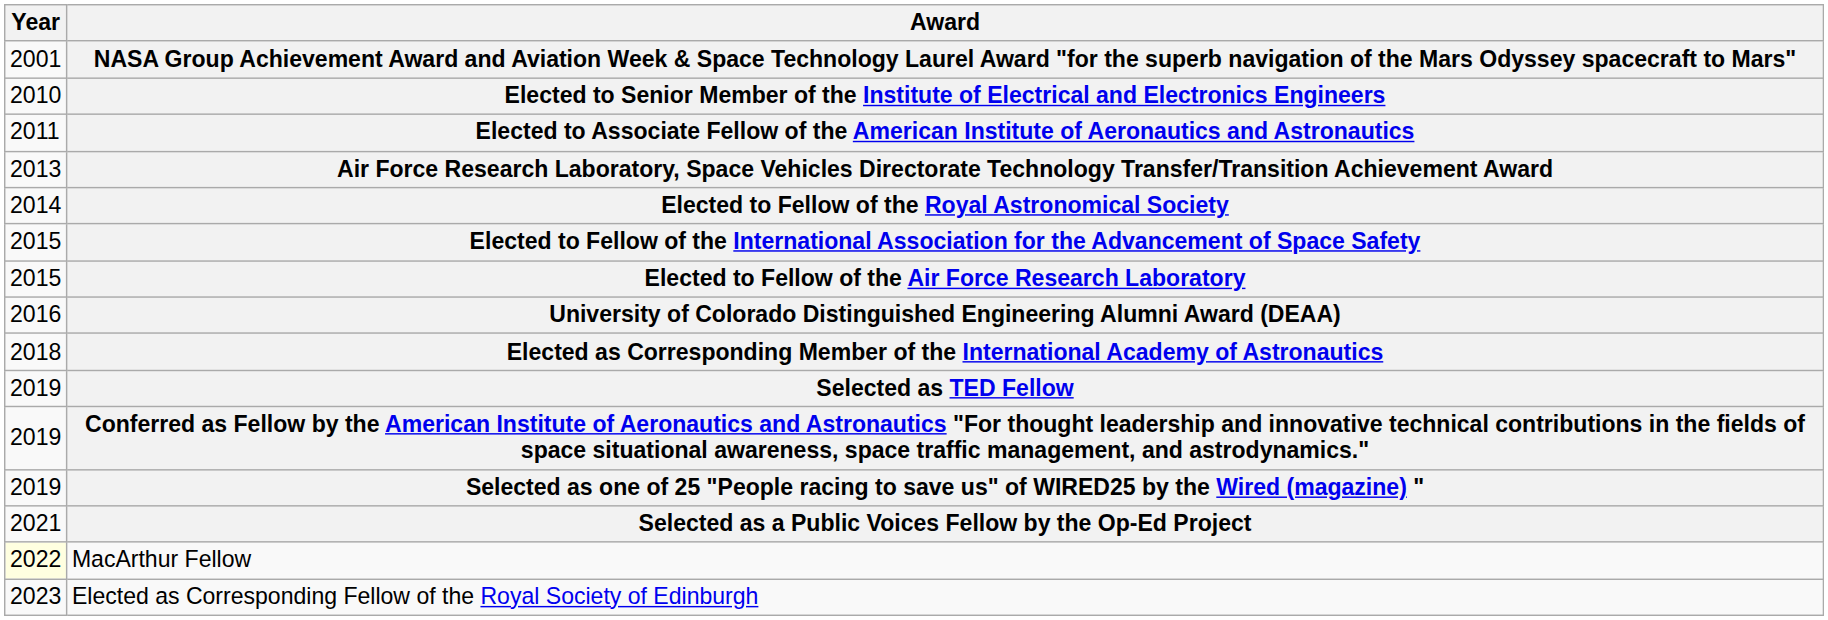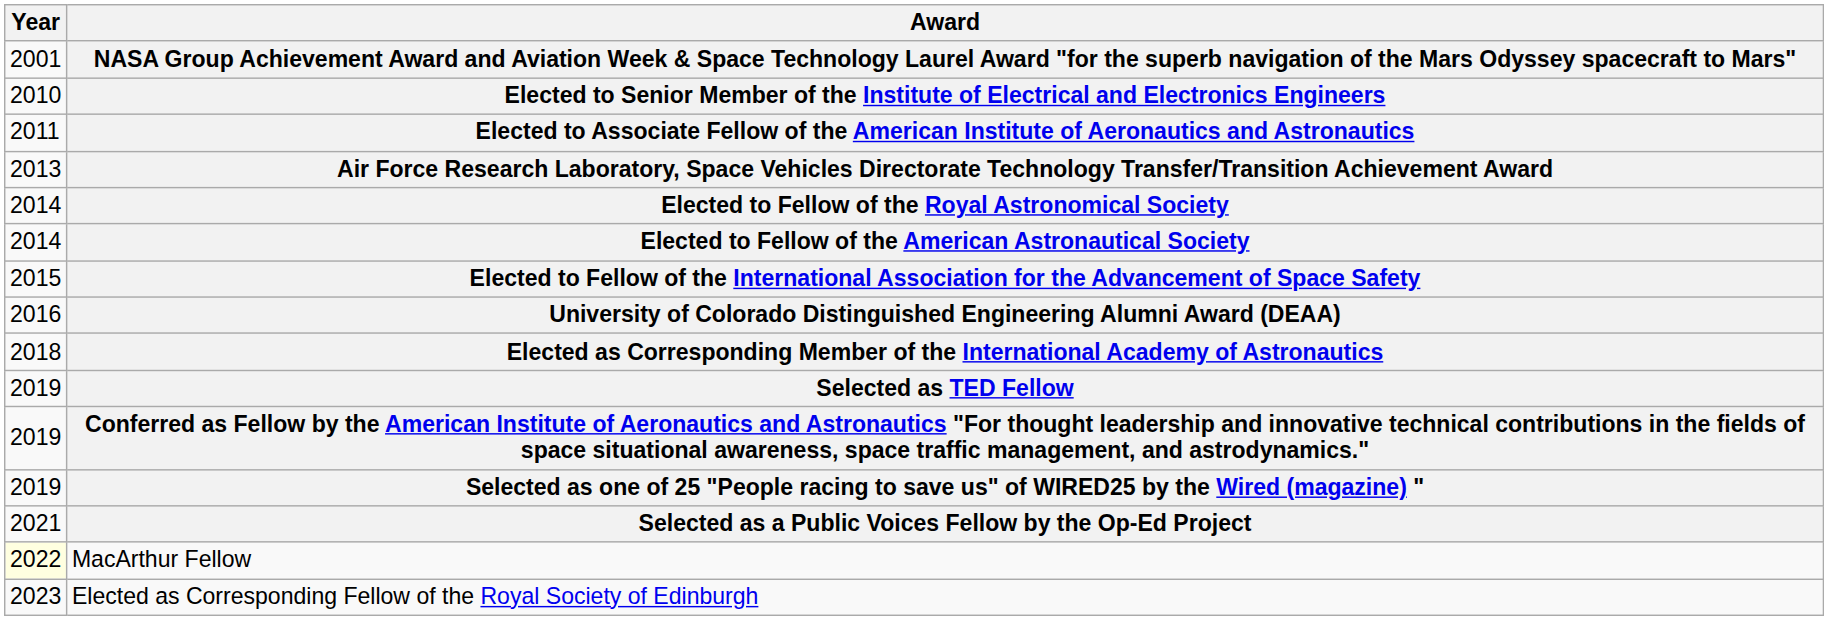+ row: (945, 242)
- row: (945, 278)
